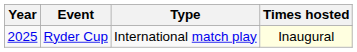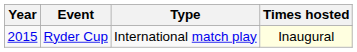(22, 36) 2025 -> (22, 36) 2015
